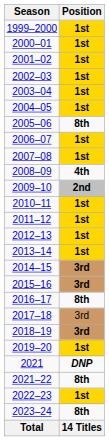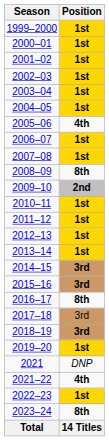(82, 124) 8th -> (82, 124) 4th
(82, 172) 4th -> (82, 172) 8th
(82, 364) bold -> (82, 364) normal
(82, 380) 8th -> (82, 380) 4th
